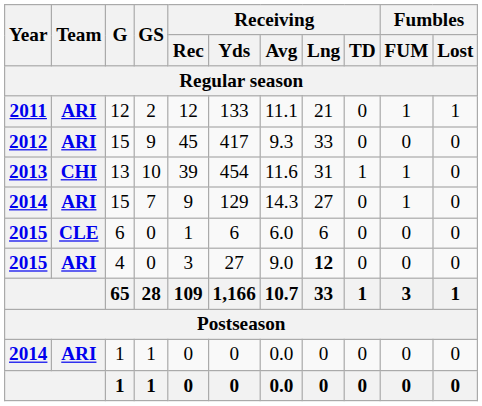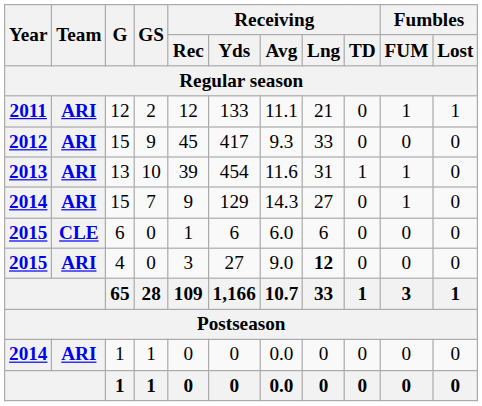(79, 171) CHI -> (79, 171) ARI
